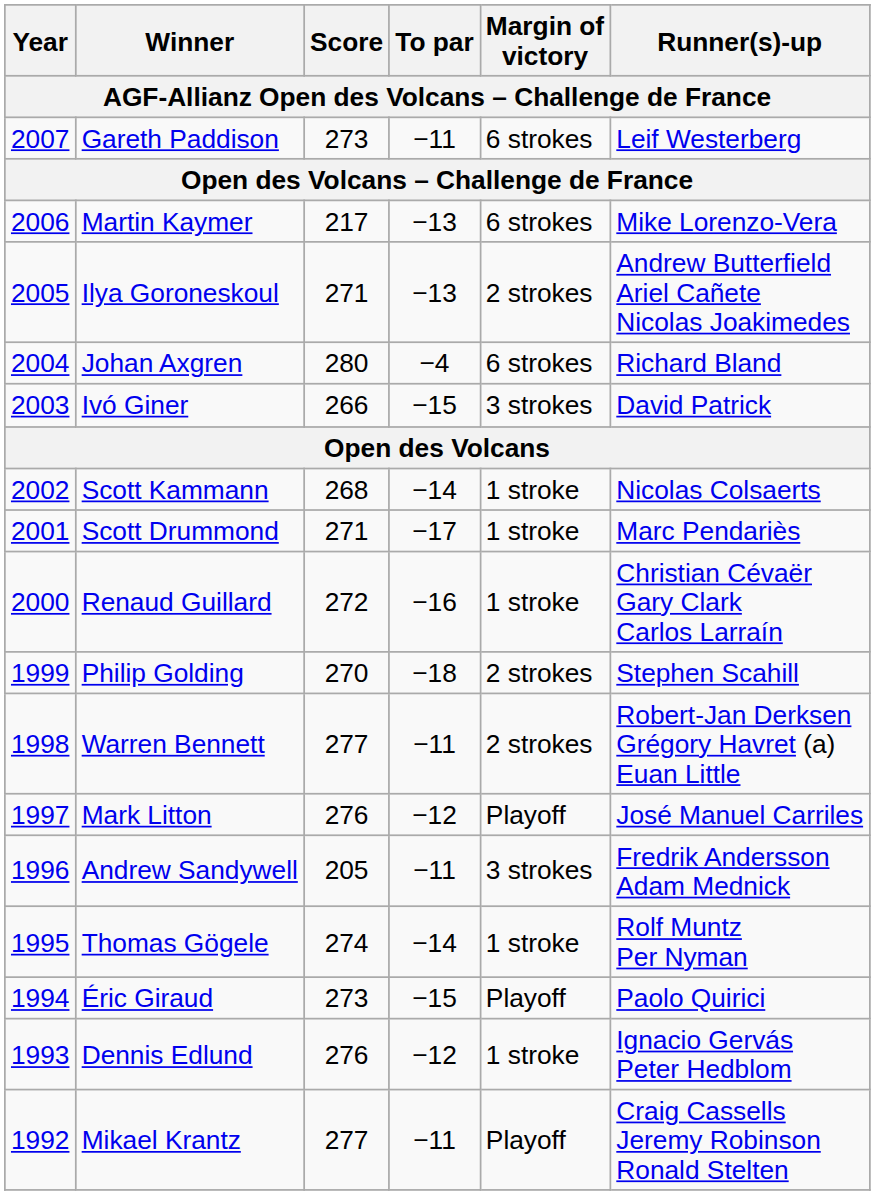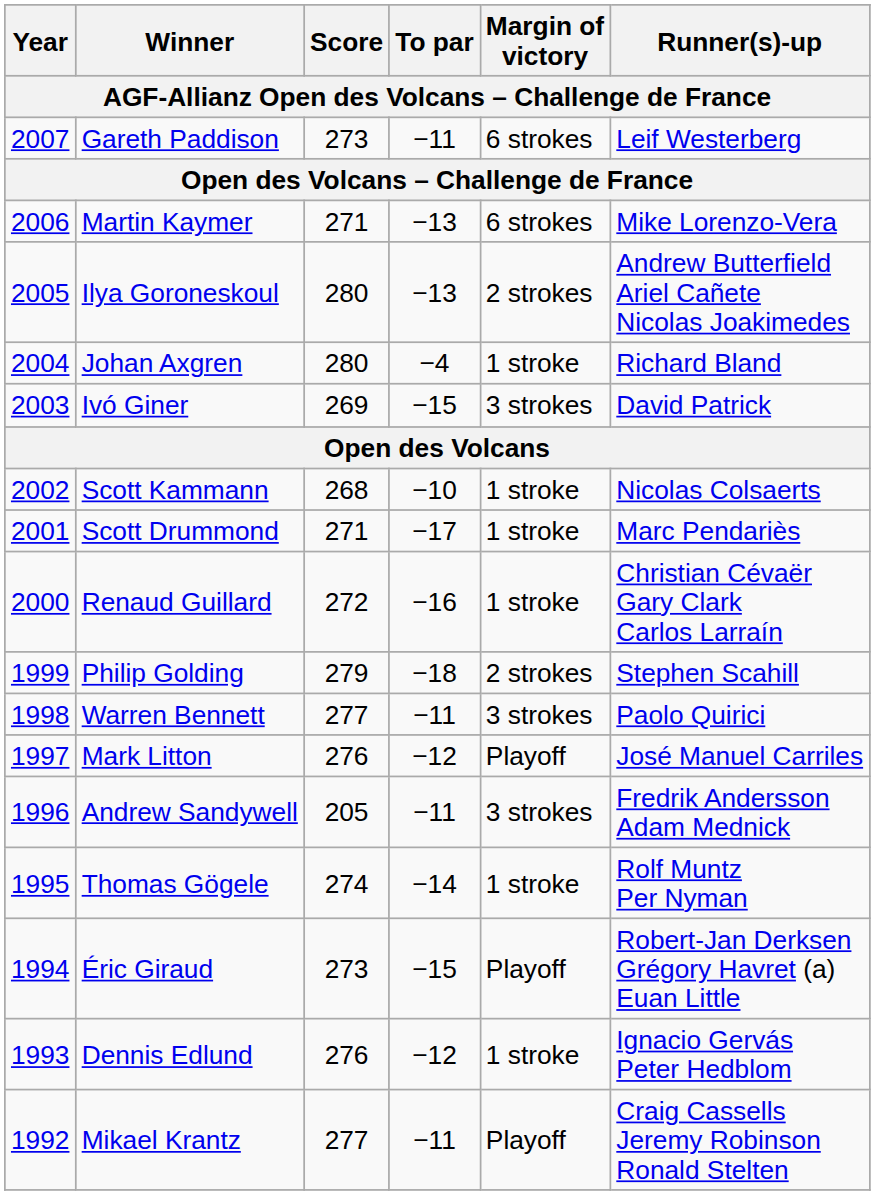(347, 222) 217 -> (347, 222) 271
(347, 293) 271 -> (347, 293) 280
(539, 364) 6 strokes -> (533, 364) 1 stroke
(347, 405) 266 -> (347, 405) 269
(434, 489) −14 -> (434, 489) −10
(347, 672) 270 -> (347, 672) 279
(539, 743) 2 strokes -> (539, 714) 3 strokes
(734, 743) Robert-Jan Derksen Grégory Havret (a) Euan Little -> (691, 714) Paolo Quirici
(691, 998) Paolo Quirici -> (734, 969) Robert-Jan Derksen Grégory Havret (a) Euan Little
